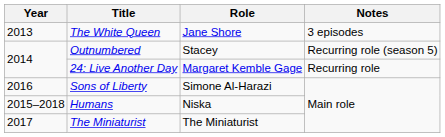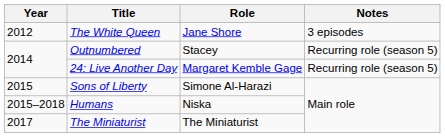(20, 31) 2013 -> (20, 31) 2012
(344, 68) Recurring role -> (373, 68) Recurring role (season 5)
(20, 86) 2016 -> (20, 86) 2015
